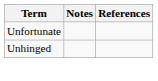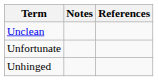+ row: (26, 31)
